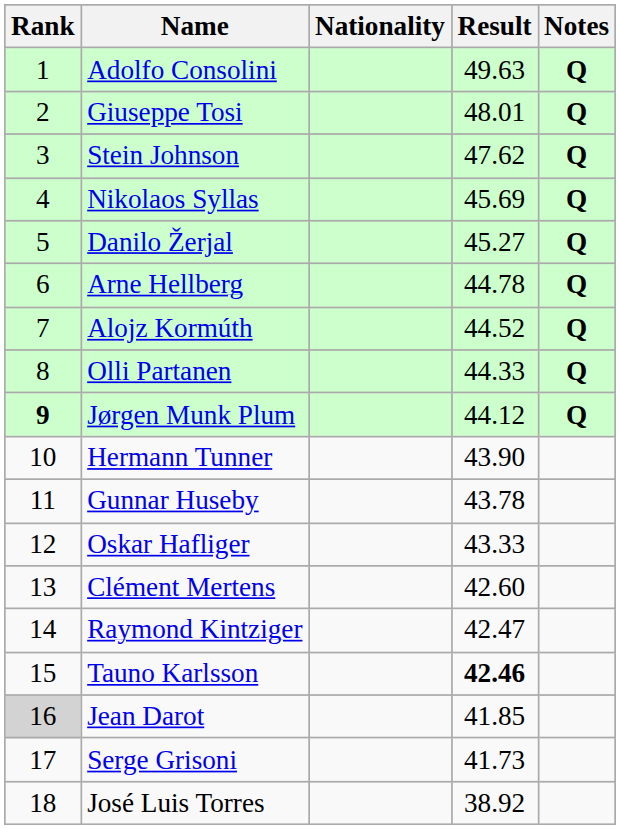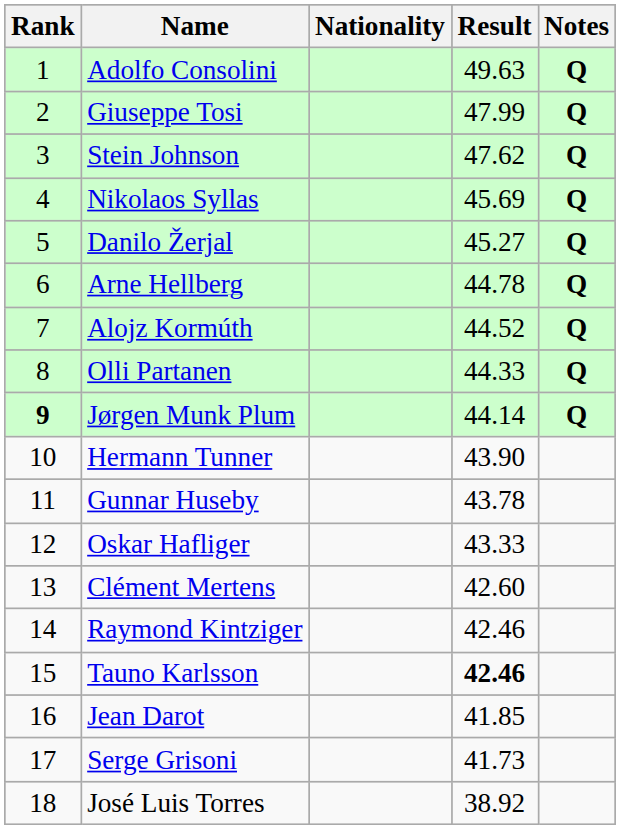(495, 112) 48.01 -> (495, 112) 47.99
(495, 414) 44.12 -> (495, 414) 44.14
(495, 629) 42.47 -> (495, 629) 42.46
(43, 716) lightgrey background -> (43, 716) no background
